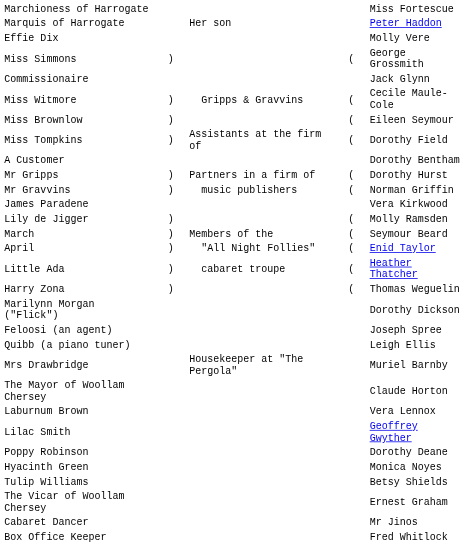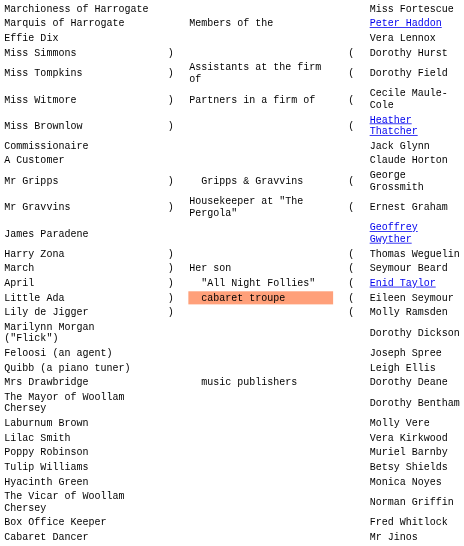(210, 24) Her son -> (231, 24) Members of the
(400, 38) Molly Vere -> (403, 38) Vera Lennox
(397, 59) George Grossmith -> (409, 53) Dorothy Hurst
rows swapped: (43, 140) <-> (46, 79)
(246, 100) Gripps & Gravvins -> (252, 100) Partners in a firm of
(412, 120) Eileen Seymour -> (394, 126) Heather Thatcher
(415, 161) Dorothy Bentham -> (409, 161) Claude Horton
(252, 175) Partners in a firm of -> (246, 181) Gripps & Gravvins
(409, 175) Dorothy Hurst -> (397, 181) George Grossmith
(243, 190) music publishers -> (246, 207) Housekeeper at "The Pergola"
(412, 190) Norman Griffin -> (409, 207) Ernest Graham
(409, 205) Vera Kirkwood -> (394, 234) Geoffrey Gwyther
rows swapped: (34, 289) <-> (46, 219)
(231, 234) Members of the -> (210, 269) Her son
(237, 269) no background -> (237, 298) lightsalmon background
(394, 269) Heather Thatcher -> (412, 298) Eileen Seymour
(246, 365) Housekeeper at "The Pergola" -> (243, 383) music publishers
(409, 365) Muriel Barnby -> (409, 383) Dorothy Deane
(409, 391) Claude Horton -> (415, 403) Dorothy Bentham
(403, 412) Vera Lennox -> (400, 423) Molly Vere
(394, 432) Geoffrey Gwyther -> (409, 438) Vera Kirkwood
(409, 453) Dorothy Deane -> (409, 453) Muriel Barnby
rows swapped: (46, 467) <-> (46, 482)
(409, 502) Ernest Graham -> (412, 502) Norman Griffin
rows swapped: (55, 537) <-> (46, 523)
